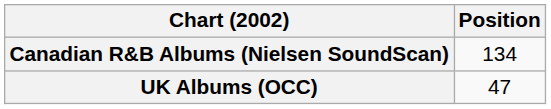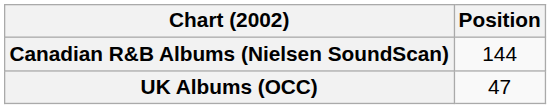(500, 53) 134 -> (500, 53) 144
